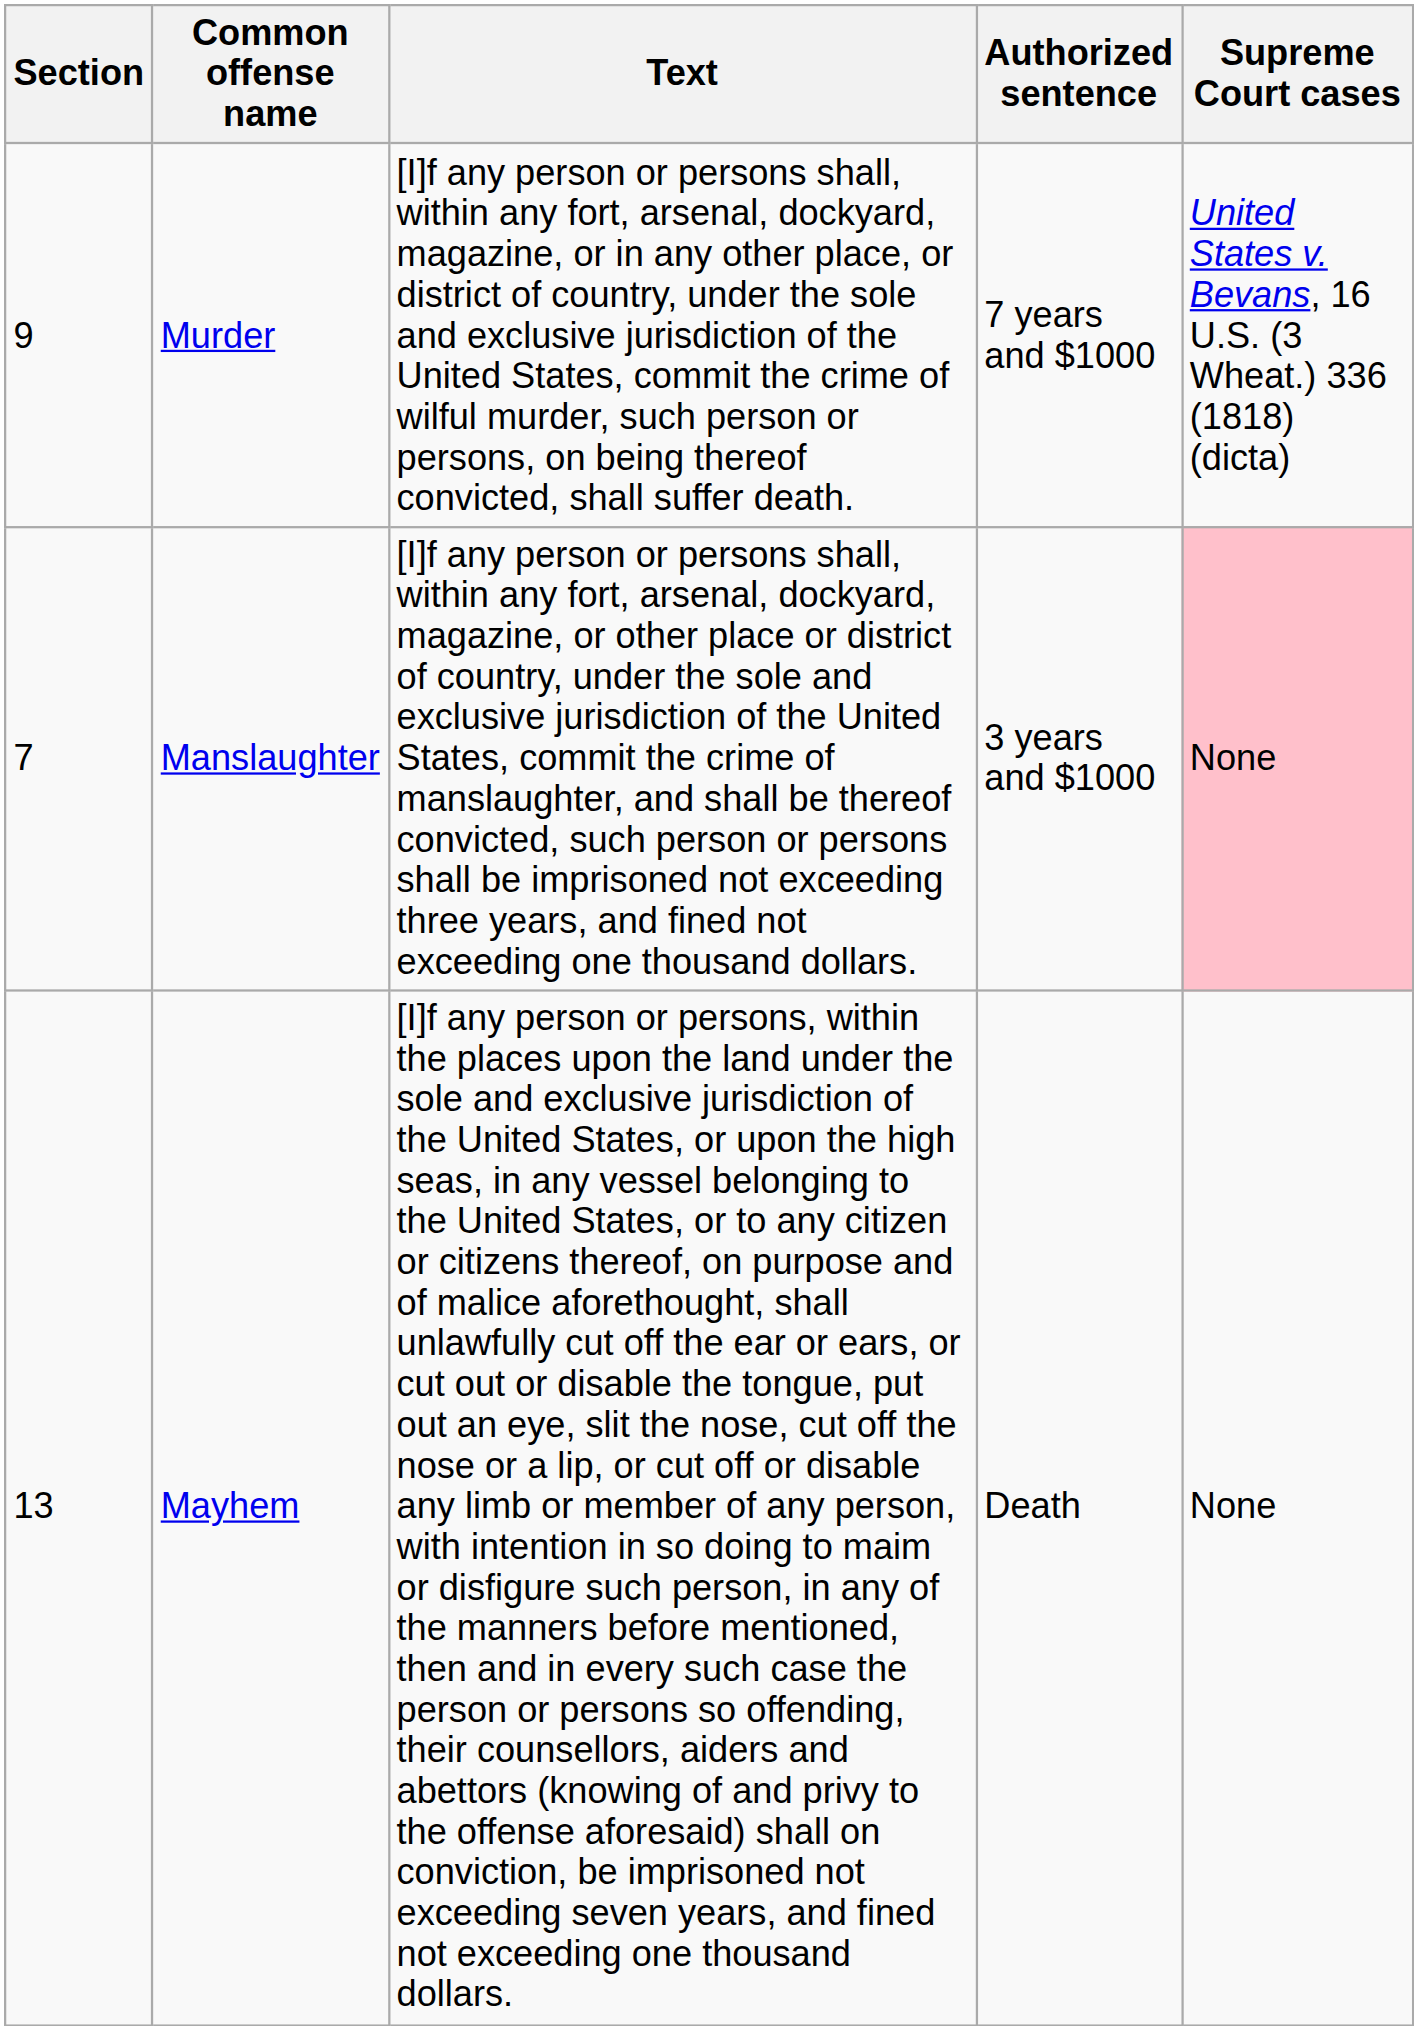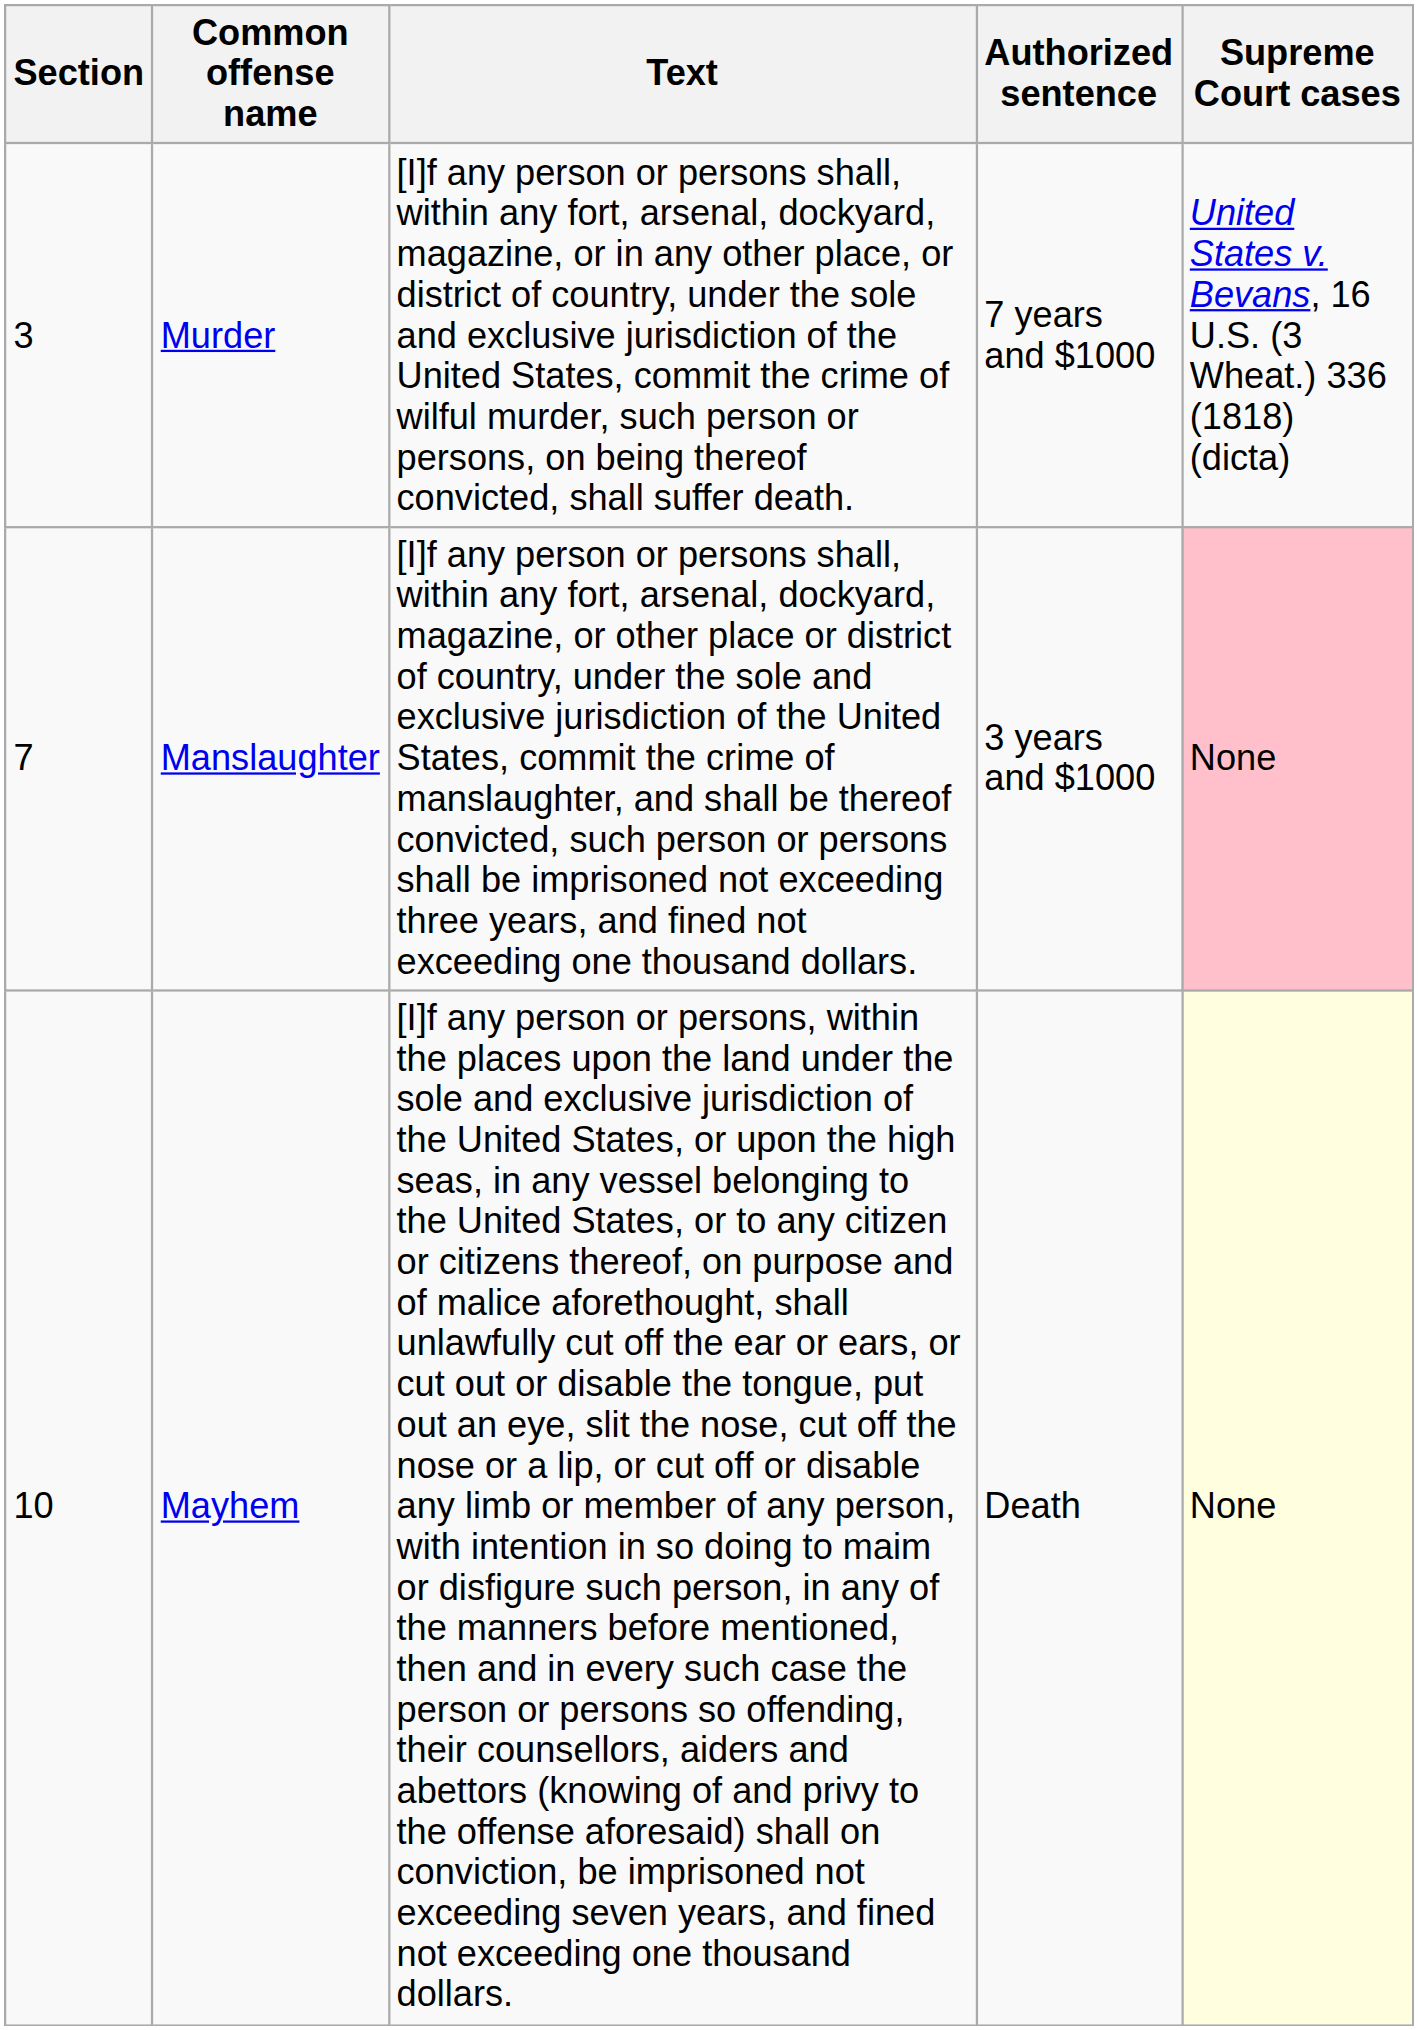(24, 334) 9 -> (24, 334) 3
(34, 1506) 13 -> (34, 1506) 10
(1233, 1506) no background -> (1233, 1506) lightyellow background
